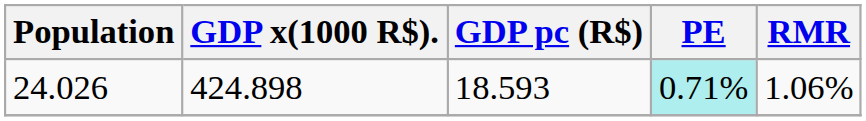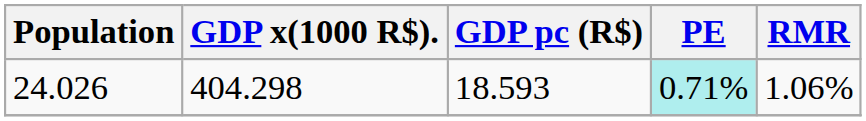(246, 86) 424.898 -> (246, 86) 404.298
